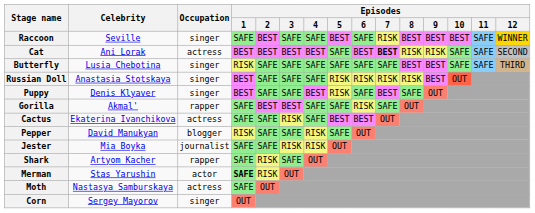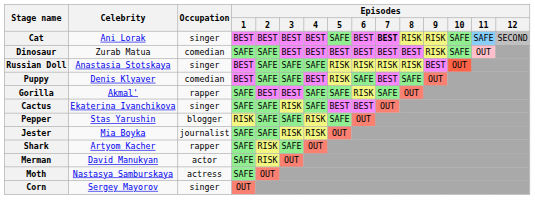- row: (36, 38)
(205, 52) actress -> (205, 38) singer
- row: (36, 65)
+ row: (36, 52)
(205, 92) singer -> (205, 79) comedian
(205, 120) actress -> (205, 106) singer
(123, 133) David Manukyan -> (123, 120) Stas Yarushin
(123, 174) Stas Yarushin -> (123, 160) David Manukyan
(244, 174) bold -> (244, 160) normal
